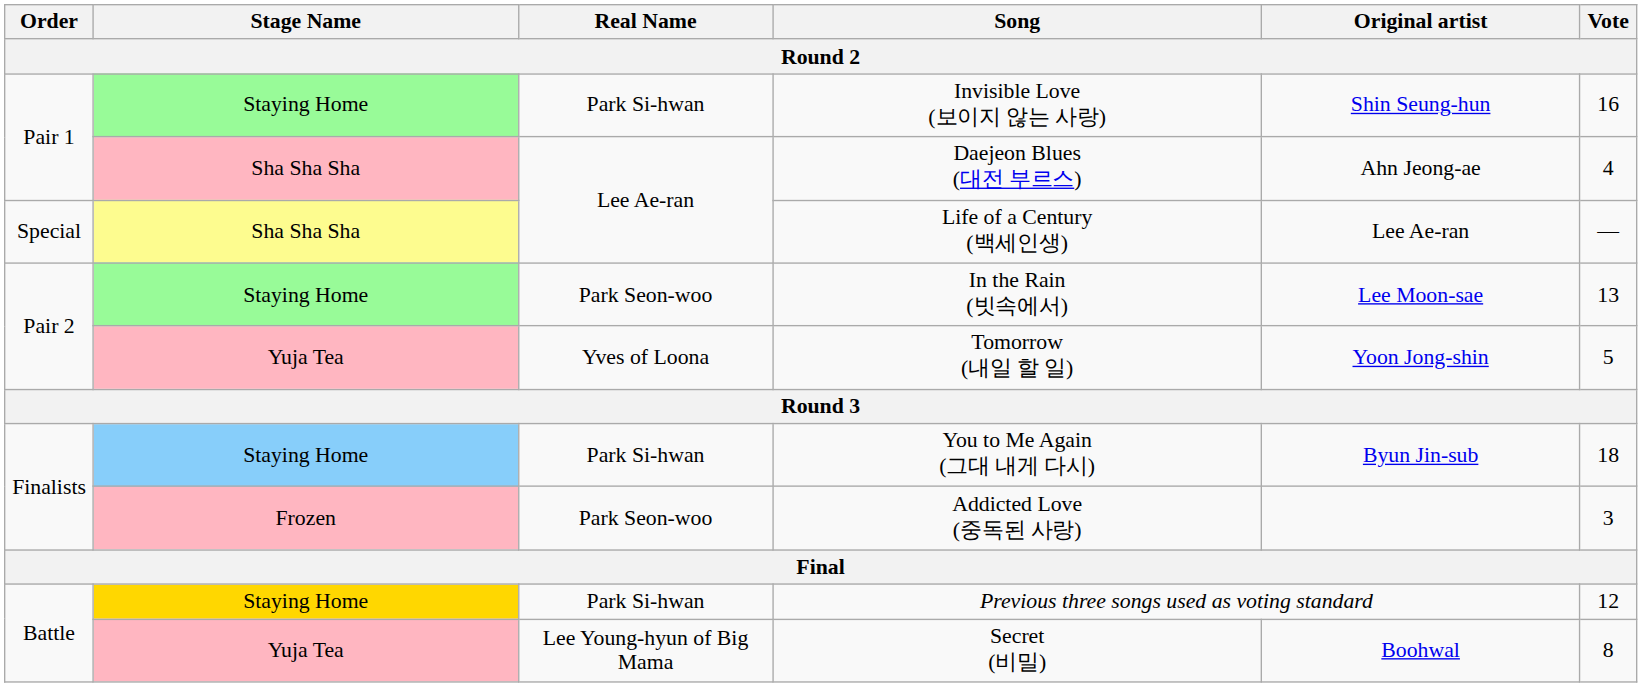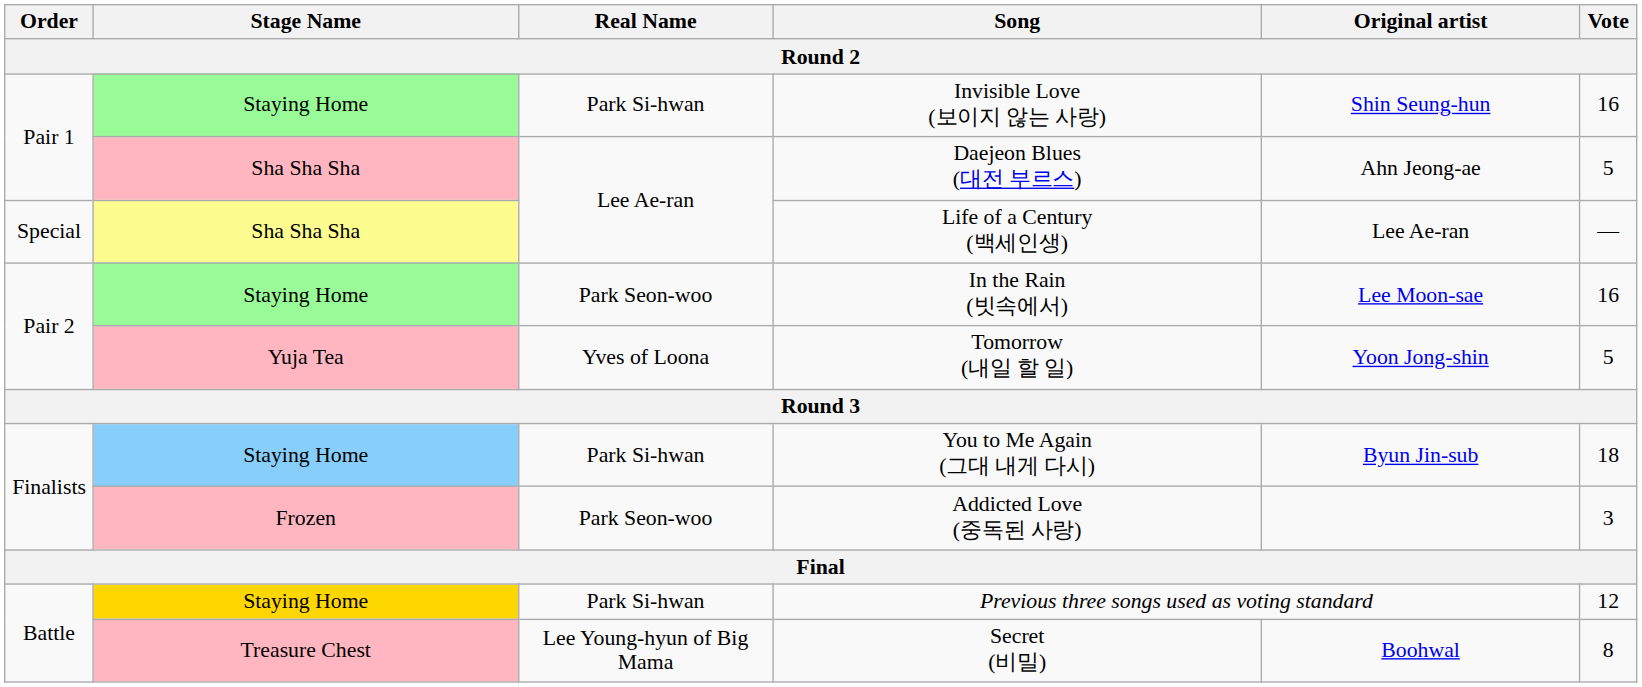(1608, 168) 4 -> (1608, 168) 5
(1608, 294) 13 -> (1608, 294) 16
(306, 650) Yuja Tea -> (306, 650) Treasure Chest
